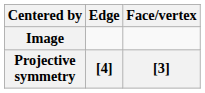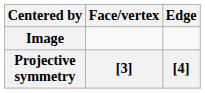columns swapped: (161, 15) <-> (104, 15)
